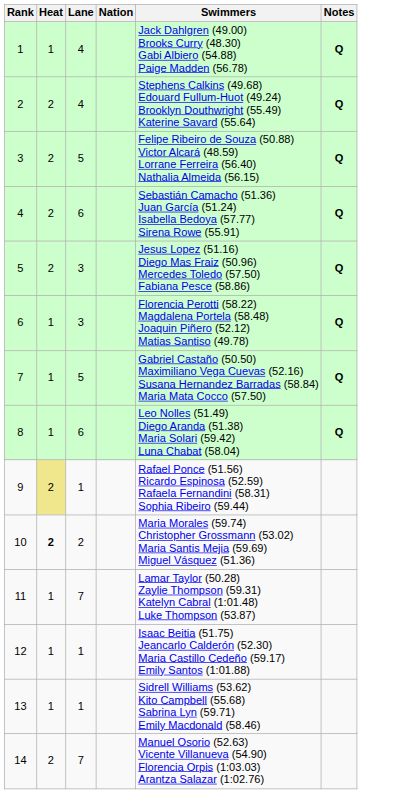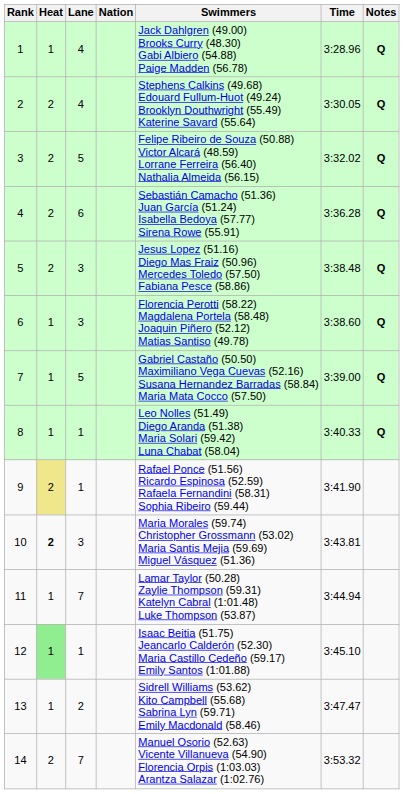+ column: (342, 13)
(81, 432) 6 -> (81, 432) 1
(81, 542) 2 -> (81, 542) 3
(51, 651) no background -> (51, 651) lightgreen background
(81, 706) 1 -> (81, 706) 2
